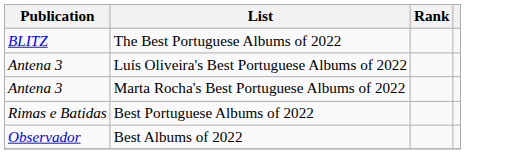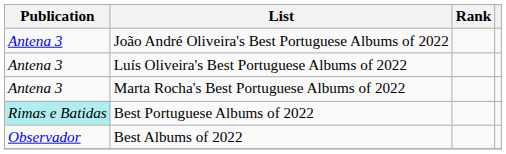- row: (228, 40)
+ row: (281, 40)
(57, 112) no background -> (57, 112) paleturquoise background
